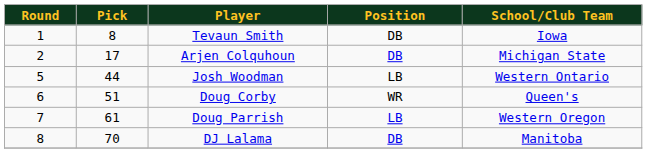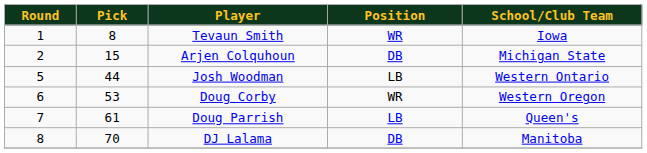(395, 35) DB -> (395, 35) WR
(112, 56) 17 -> (112, 56) 15
(112, 97) 51 -> (112, 97) 53
(552, 97) Queen's -> (552, 97) Western Oregon
(552, 118) Western Oregon -> (552, 118) Queen's
